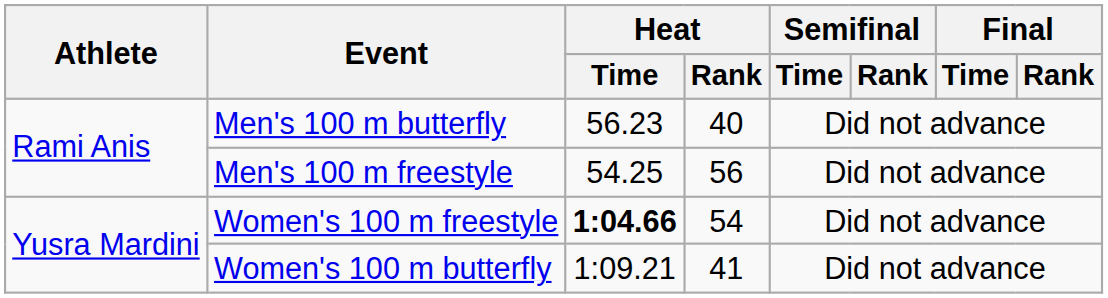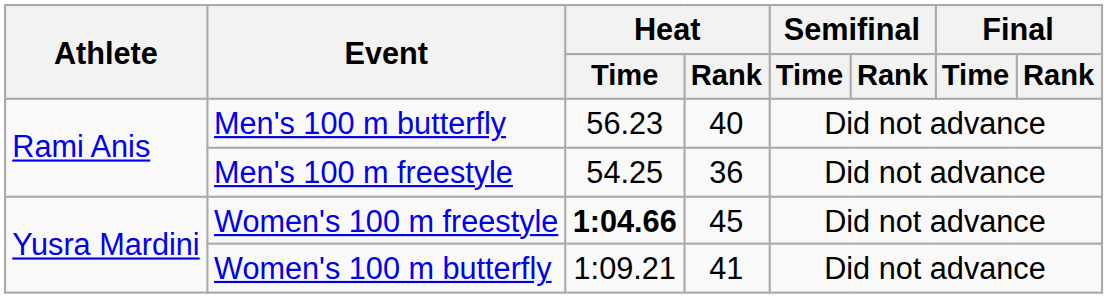(726, 172) 56 -> (726, 172) 36
(726, 221) 54 -> (726, 221) 45
